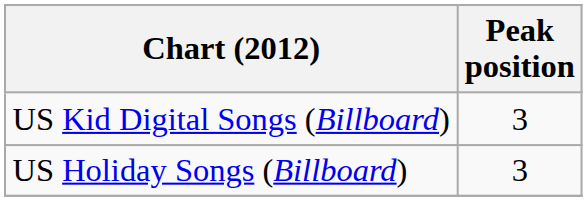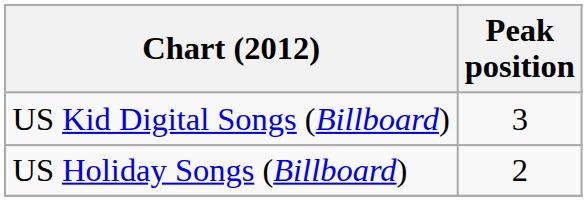(520, 169) 3 -> (520, 169) 2
